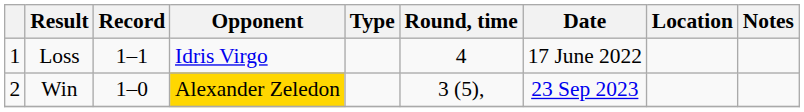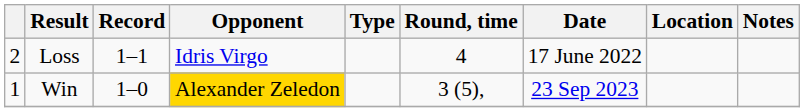(15, 55) 1 -> (15, 55) 2
(15, 89) 2 -> (15, 89) 1
